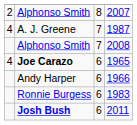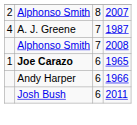(10, 62) 4 -> (10, 62) 1
- row: (118, 95)
(44, 111) bold -> (42, 95) normal
